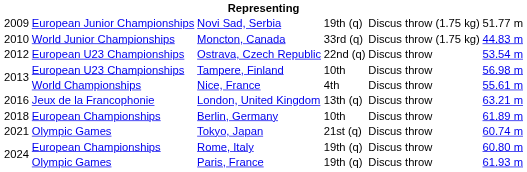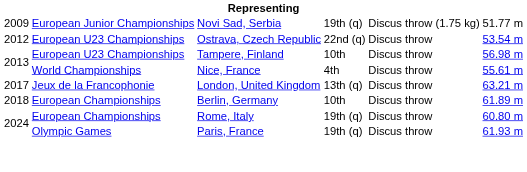- row: (241, 39)
(17, 100) 2016 -> (17, 85) 2017
- row: (230, 131)
